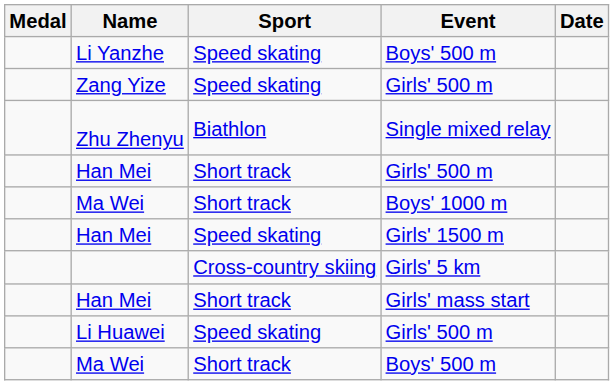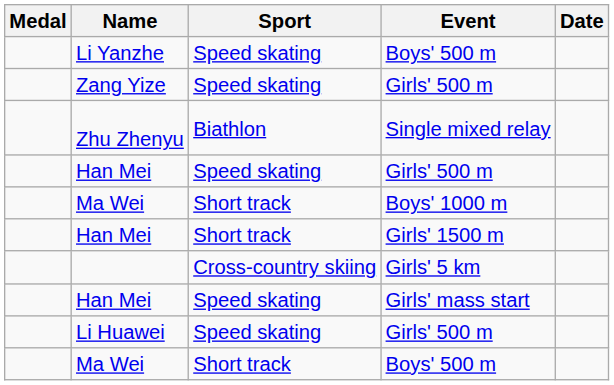(242, 171) Short track -> (257, 171) Speed skating
(257, 235) Speed skating -> (242, 235) Short track
(242, 299) Short track -> (257, 299) Speed skating
